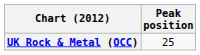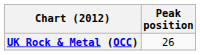(168, 42) 25 -> (168, 42) 26
